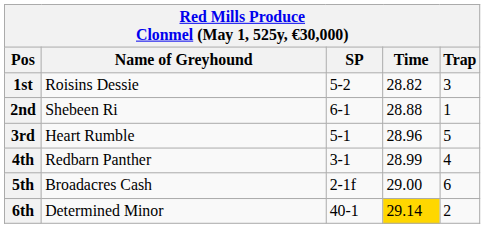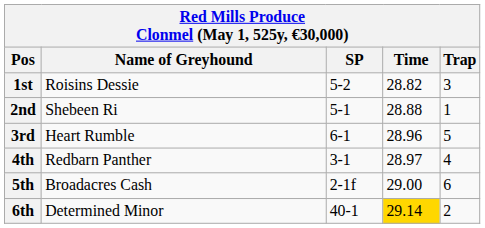(340, 110) 6-1 -> (340, 110) 5-1
(340, 135) 5-1 -> (340, 135) 6-1
(404, 160) 28.99 -> (404, 160) 28.97
